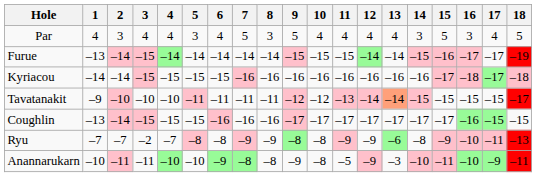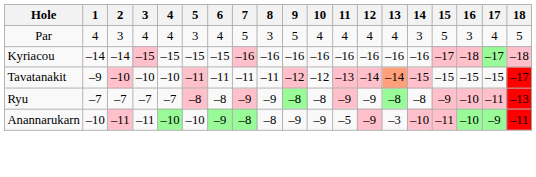- row: (22, 57)
- row: (31, 119)
(145, 140) –2 -> (145, 98) –7
(395, 140) –6 -> (395, 98) –8
(320, 161) –8 -> (320, 119) –9
